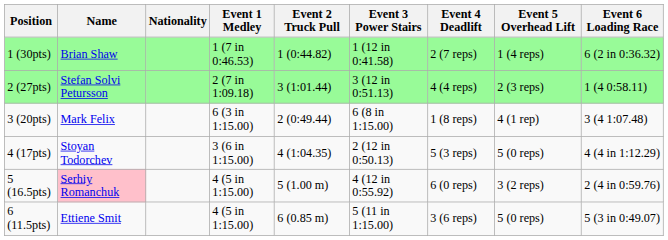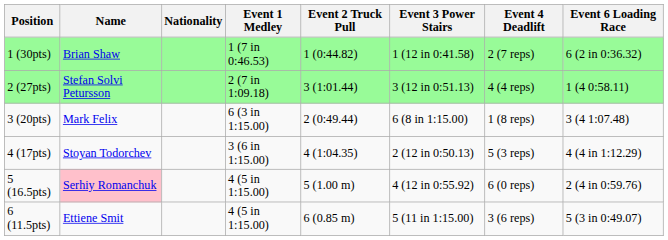- column: (538, 20)
